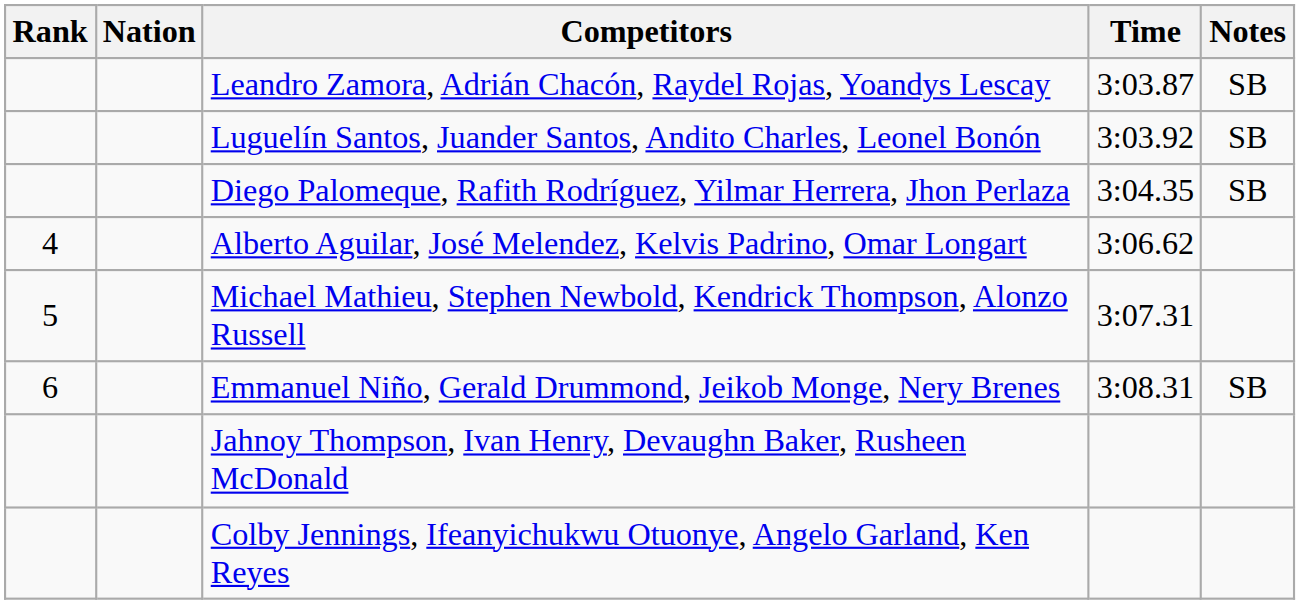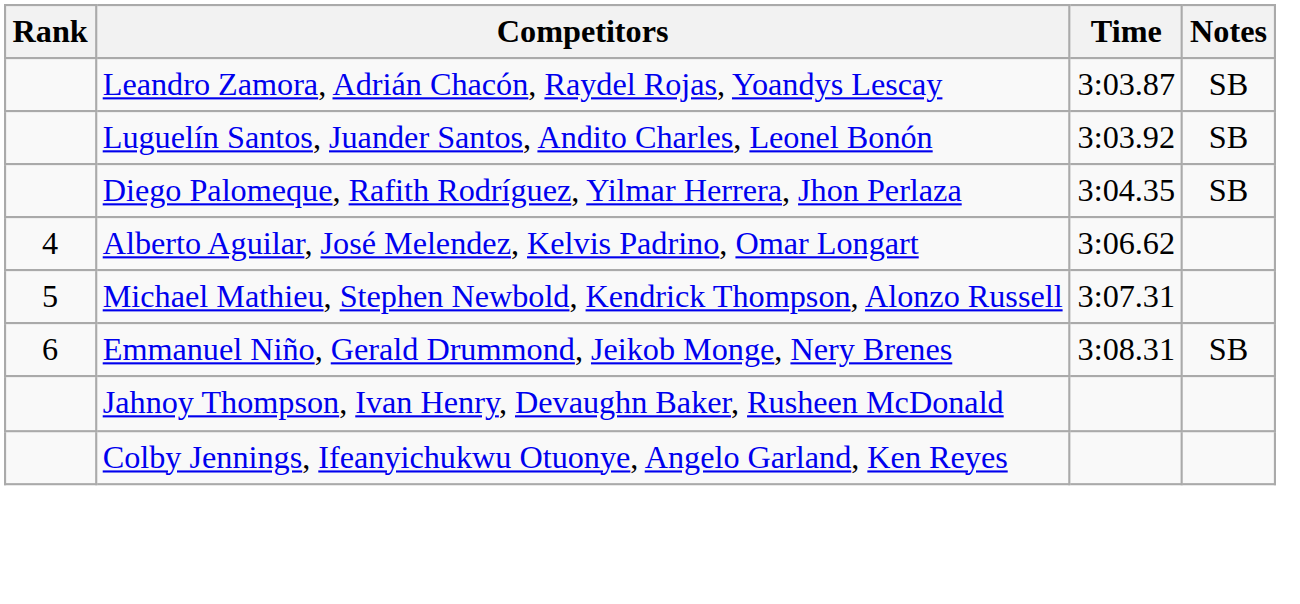- column: (149, 31)
